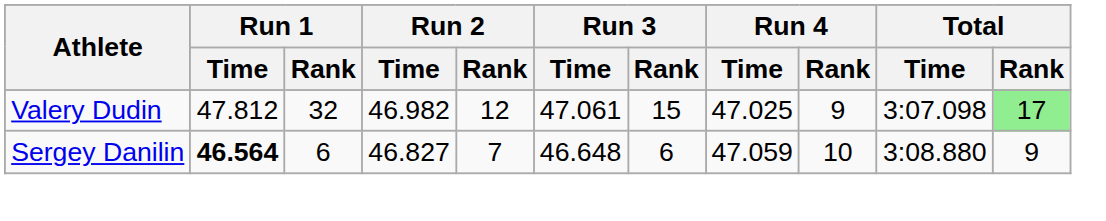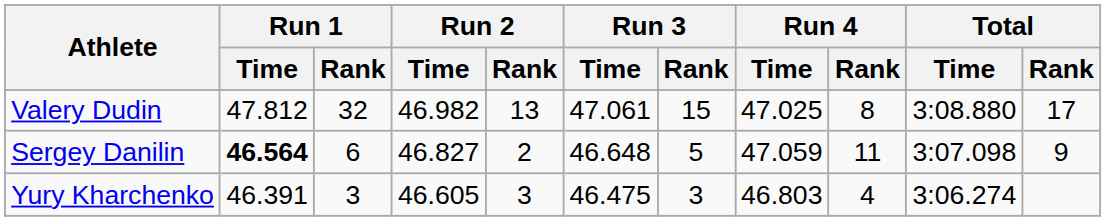(495, 111) 12 -> (524, 111) 13
(838, 111) 9 -> (868, 111) 8
(935, 111) 3:07.098 -> (964, 111) 3:08.880
(1032, 111) lightgreen background -> (1061, 111) no background
(495, 153) 7 -> (524, 153) 2
(666, 153) 6 -> (696, 153) 5
(838, 153) 10 -> (868, 153) 11
(935, 153) 3:08.880 -> (964, 153) 3:07.098
+ row: (113, 195)
